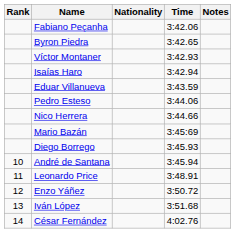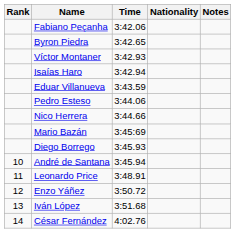columns swapped: (138, 12) <-> (182, 12)
